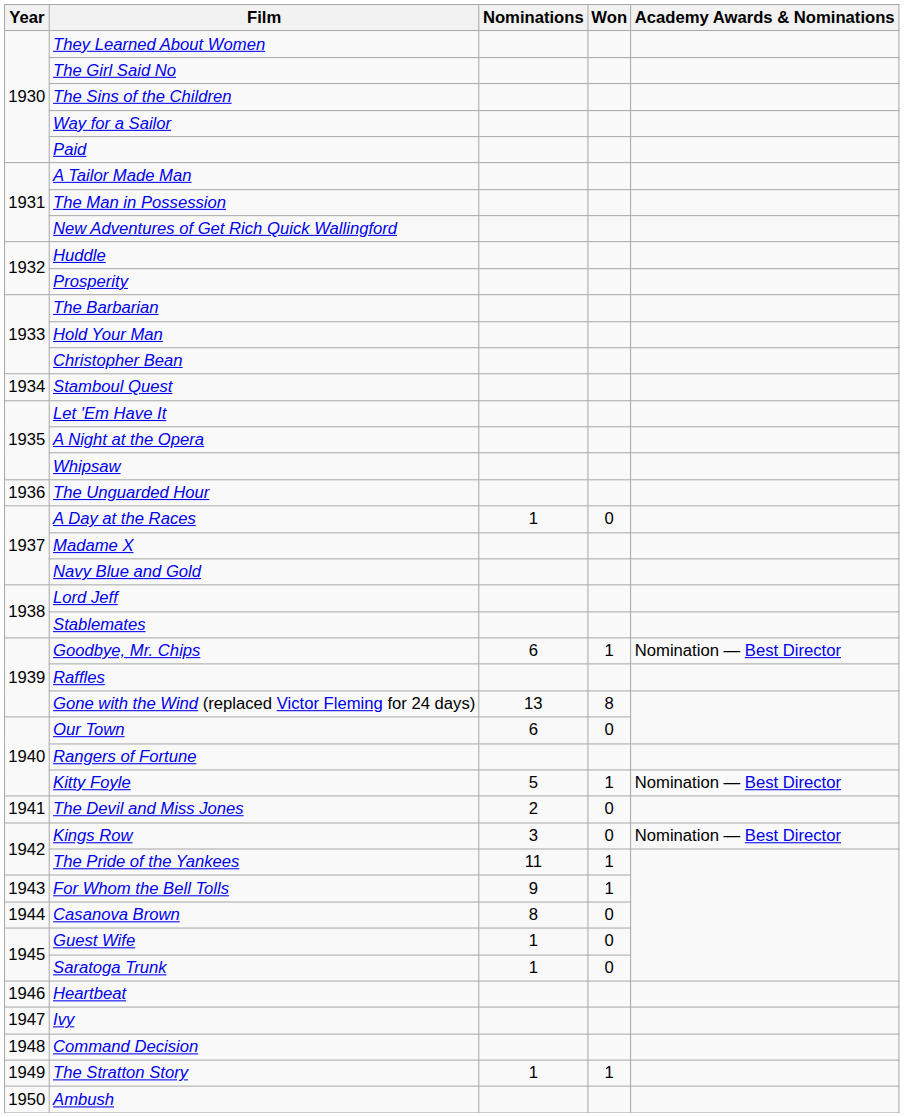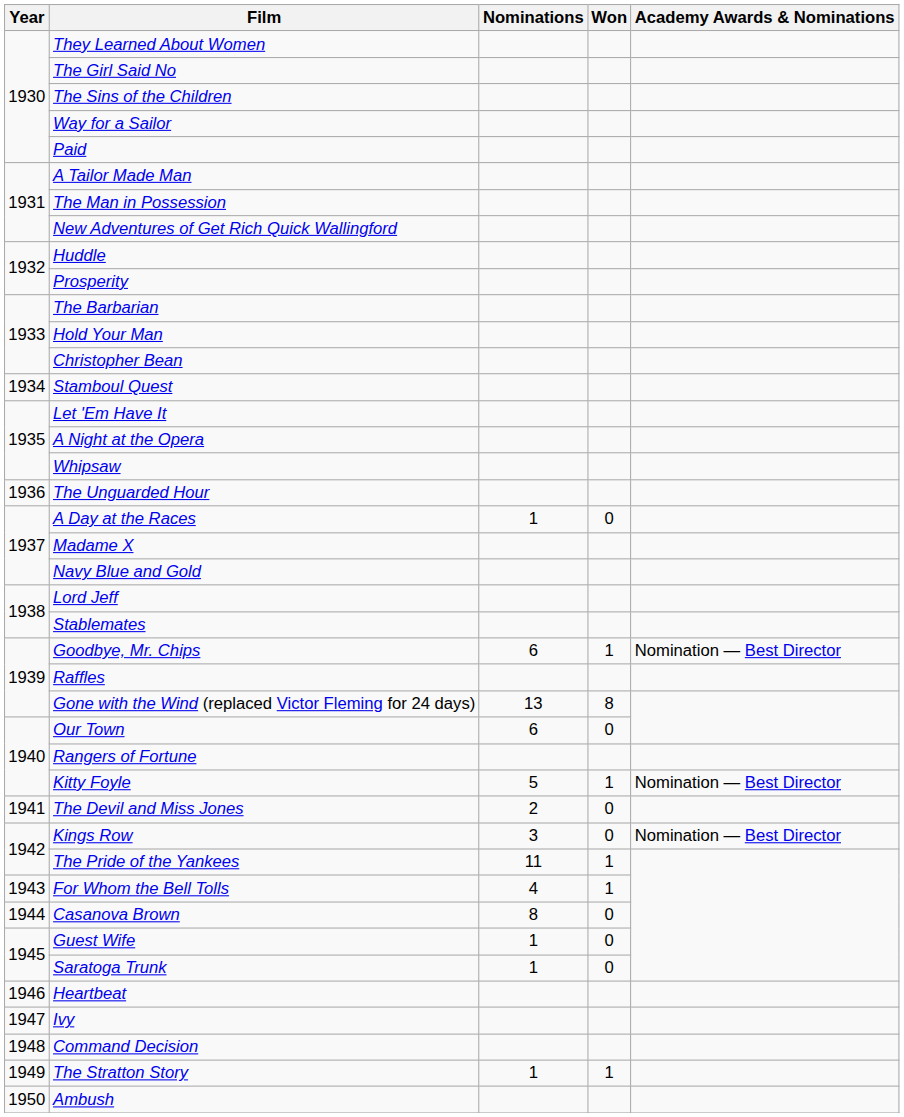(533, 888) 9 -> (533, 888) 4
